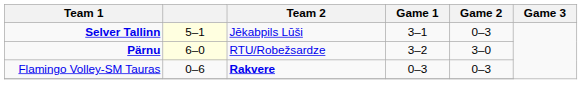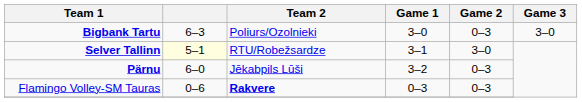+ row: (122, 32)
(266, 32) Jēkabpils Lūši -> (277, 50) RTU/Robežsardze
(481, 32) 0–3 -> (481, 50) 3–0
(195, 50) lightyellow background -> (195, 69) no background
(277, 50) RTU/Robežsardze -> (266, 69) Jēkabpils Lūši
(481, 50) 3–0 -> (481, 69) 0–3
